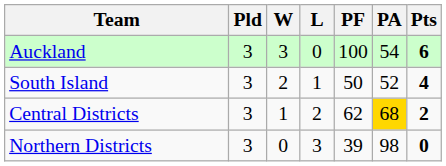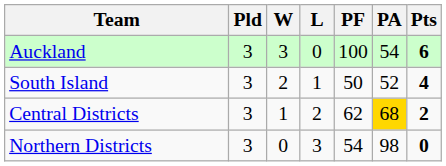(353, 144) 39 -> (353, 144) 54
